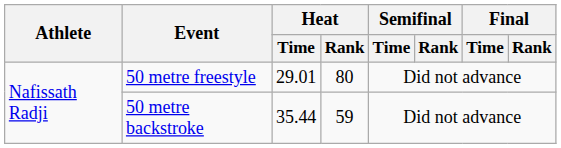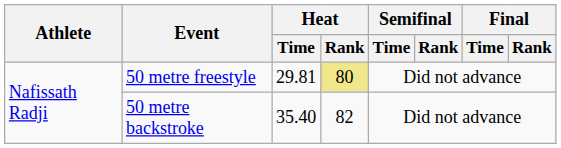(296, 77) 29.01 -> (296, 77) 29.81
(345, 77) no background -> (345, 77) khaki background
(296, 117) 35.44 -> (296, 117) 35.40
(345, 117) 59 -> (345, 117) 82
